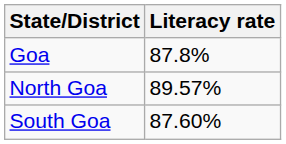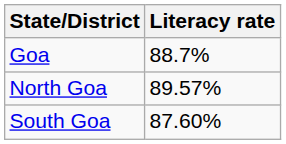(179, 54) 87.8% -> (179, 54) 88.7%
